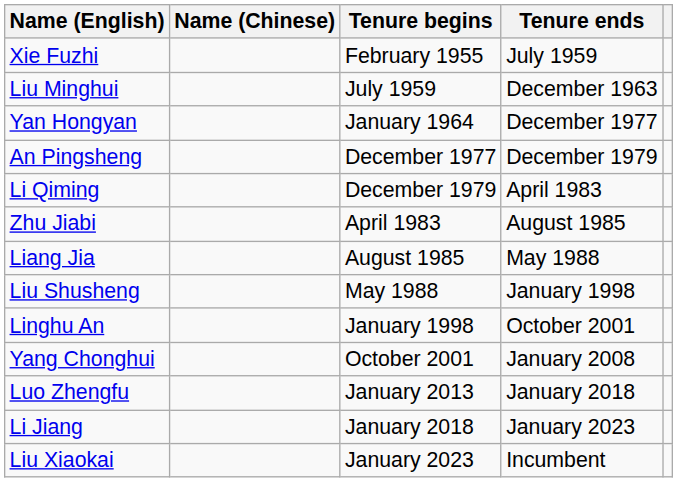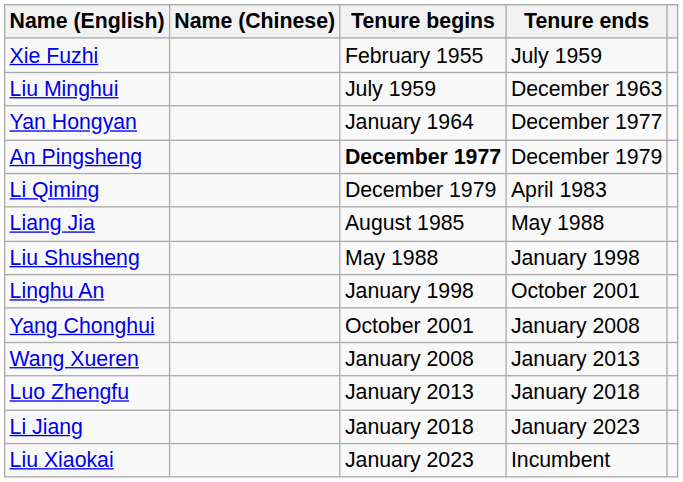(421, 156) normal -> (423, 156) bold
- row: (53, 223)
+ row: (74, 358)
